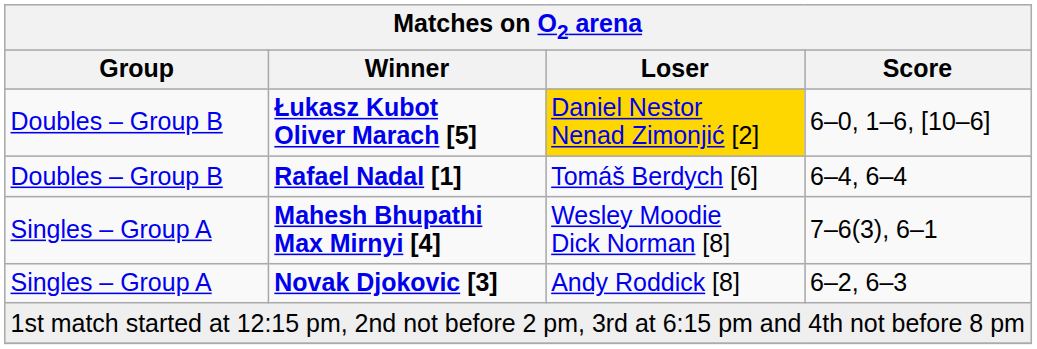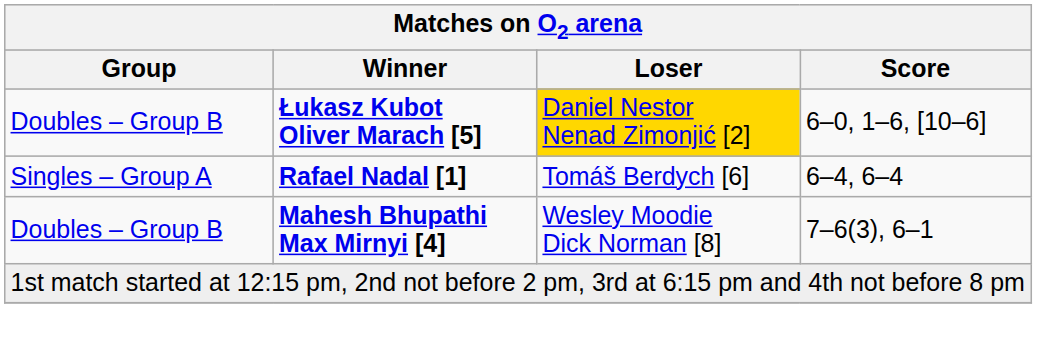(117, 176) Doubles – Group B -> (111, 176) Singles – Group A
(111, 229) Singles – Group A -> (117, 229) Doubles – Group B
- row: (386, 283)
